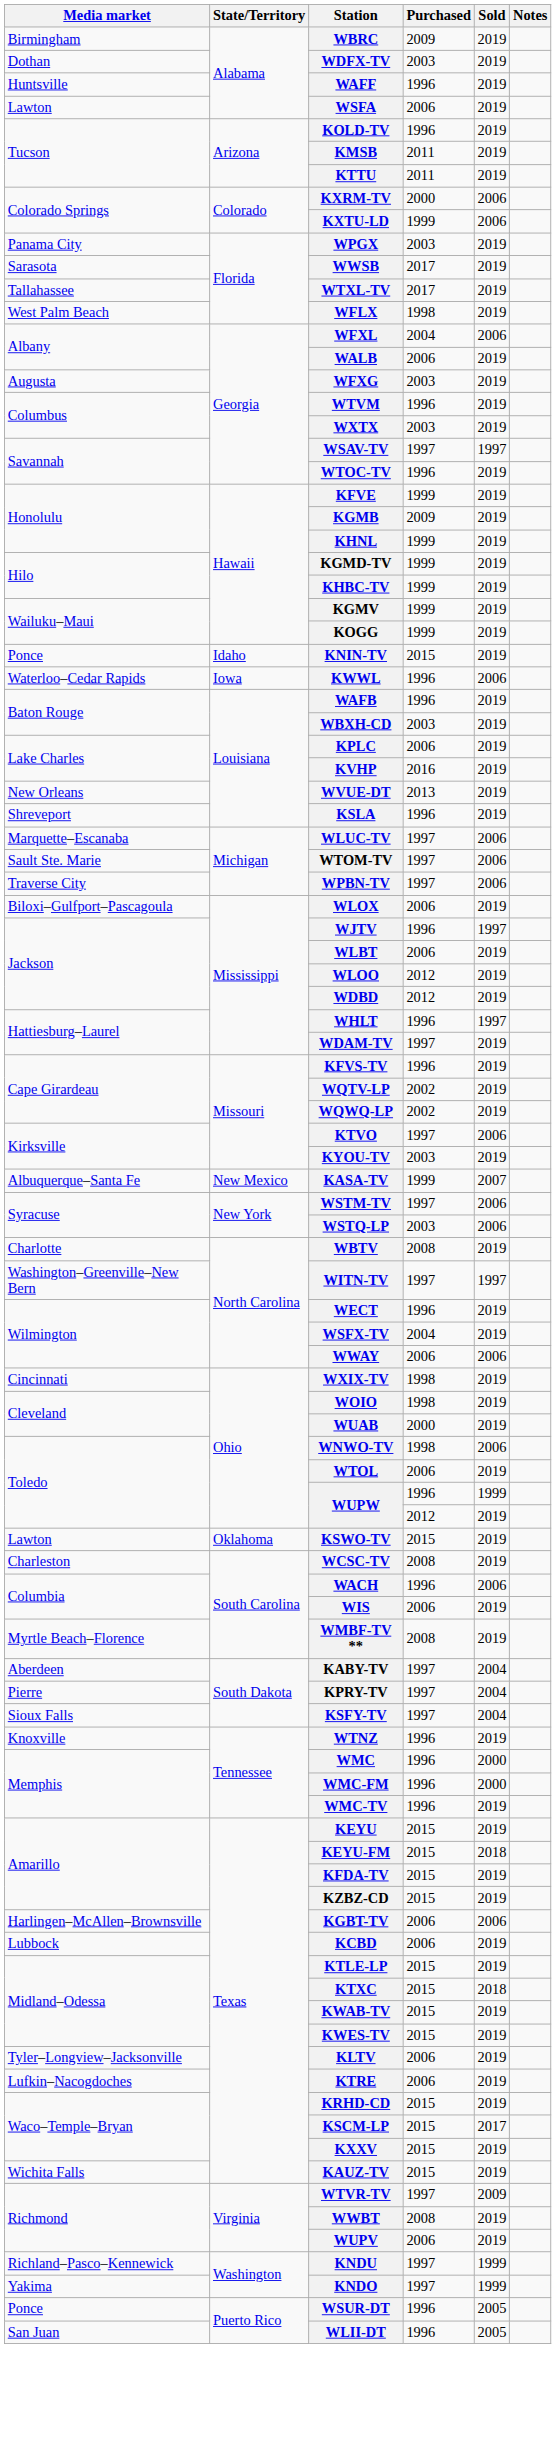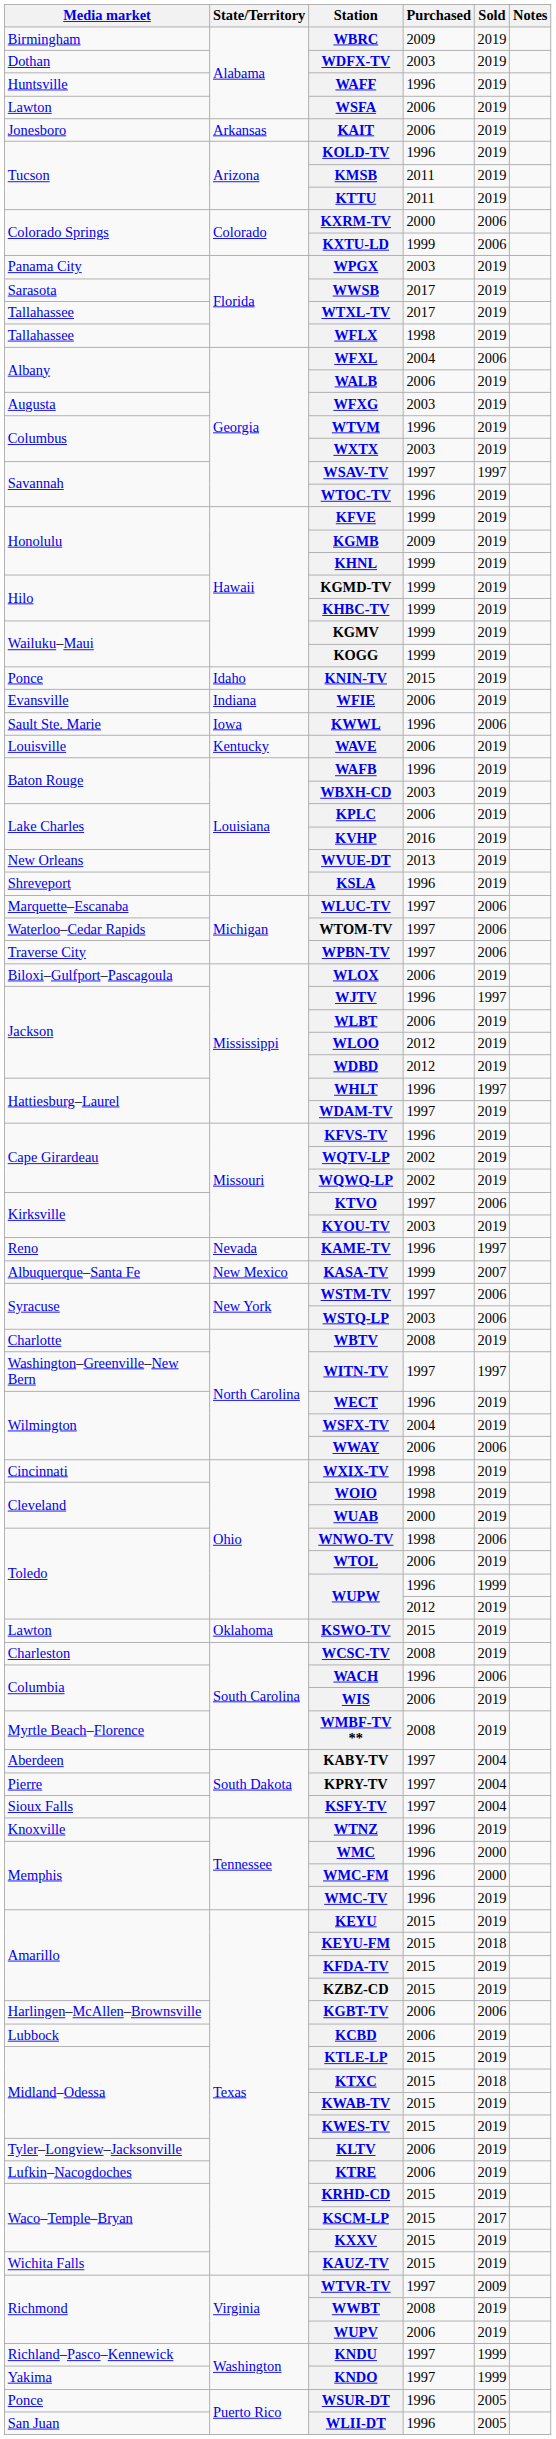+ row: (356, 130)
(58, 312) West Palm Beach -> (41, 335) Tallahassee
+ row: (356, 701)
(77, 678) Waterloo–Cedar Rapids -> (54, 723) Sault Ste. Marie
+ row: (356, 746)
(54, 860) Sault Ste. Marie -> (77, 929) Waterloo–Cedar Rapids
+ row: (356, 1249)
